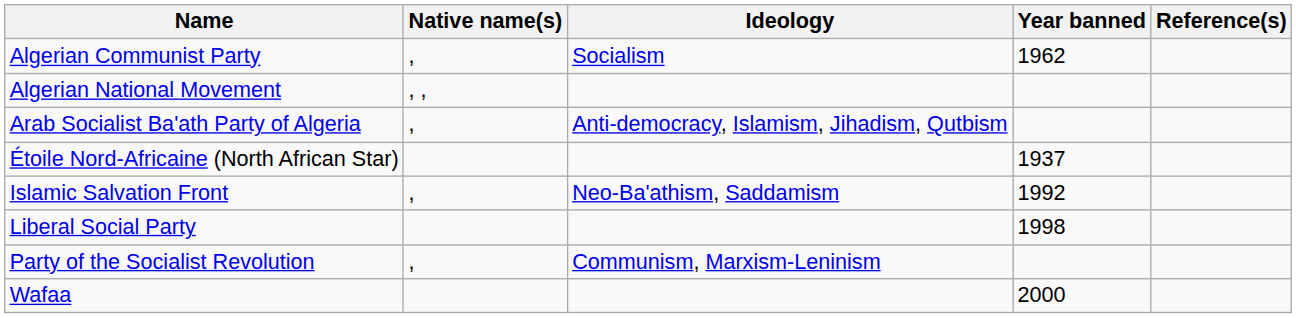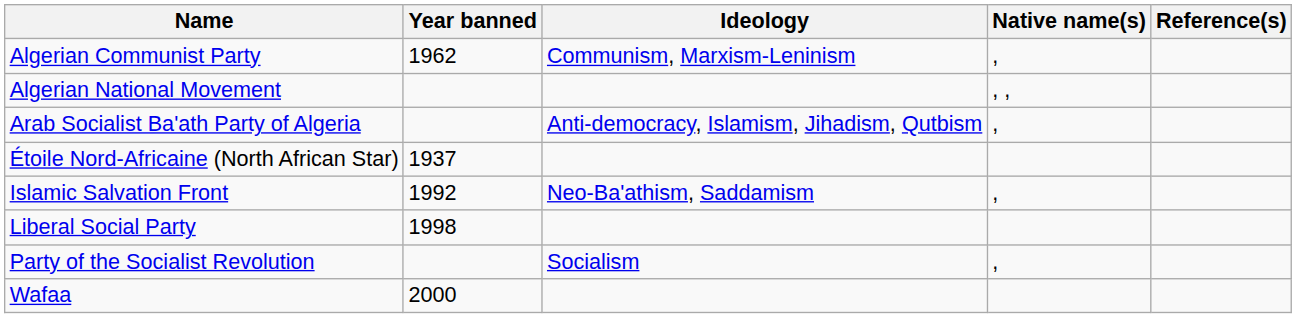columns swapped: (485, 21) <-> (1082, 21)
(618, 55) Socialism -> (701, 55) Communism, Marxism-Leninism
(726, 261) Communism, Marxism-Leninism -> (593, 261) Socialism
